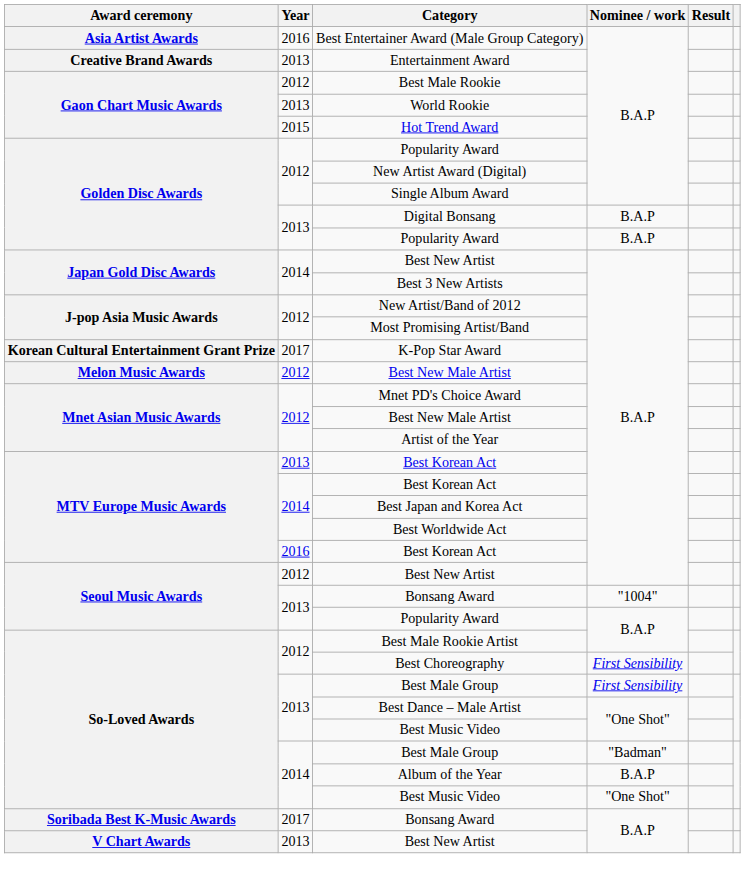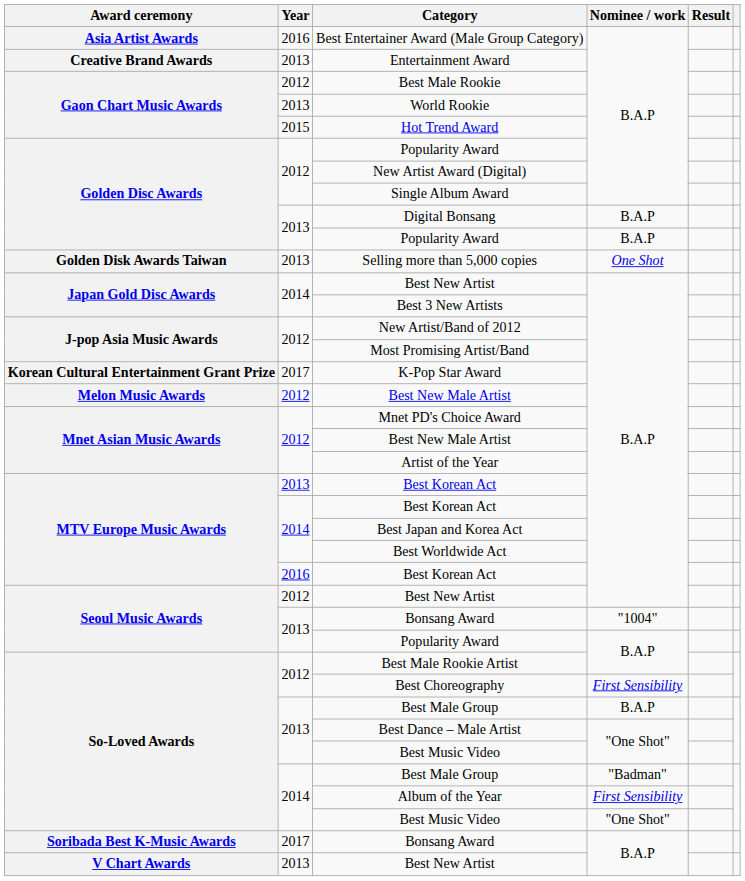+ row: (295, 261)
(638, 685) First Sensibility -> (638, 707) B.A.P
(638, 774) B.A.P -> (638, 797) First Sensibility
